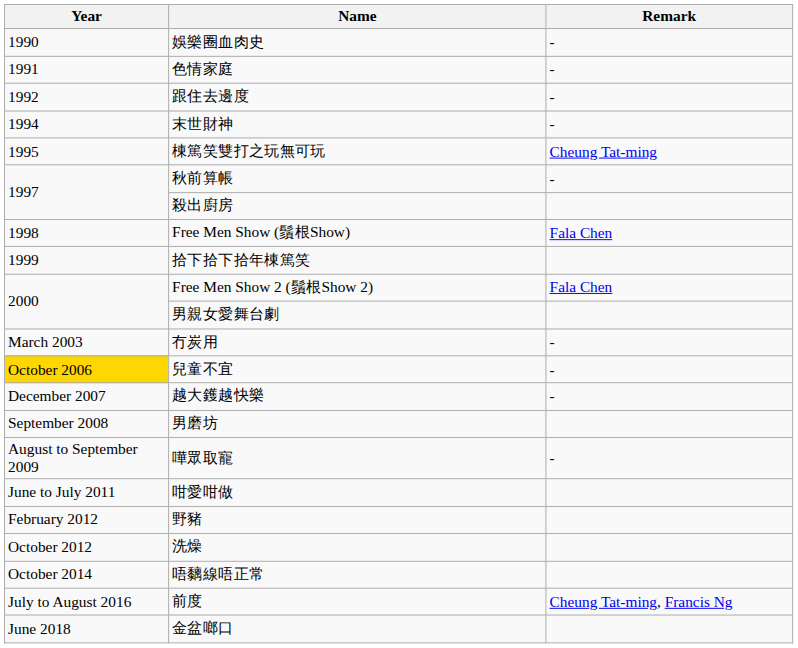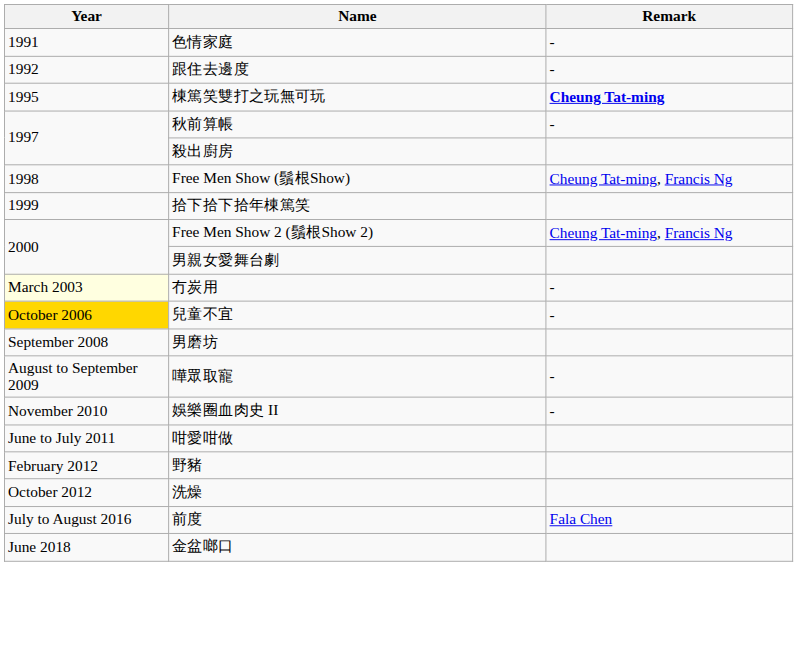- row: (218, 42)
- row: (203, 123)
(603, 151) normal -> (607, 96) bold
(581, 233) Fala Chen -> (641, 178) Cheung Tat-ming, Francis Ng
(581, 287) Fala Chen -> (641, 233) Cheung Tat-ming, Francis Ng
(45, 342) no background -> (45, 287) lightyellow background
- row: (218, 396)
+ row: (225, 410)
- row: (218, 573)
(641, 601) Cheung Tat-ming, Francis Ng -> (581, 519) Fala Chen
